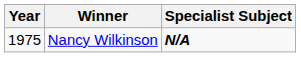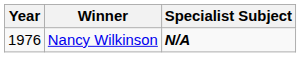(24, 39) 1975 -> (24, 39) 1976
